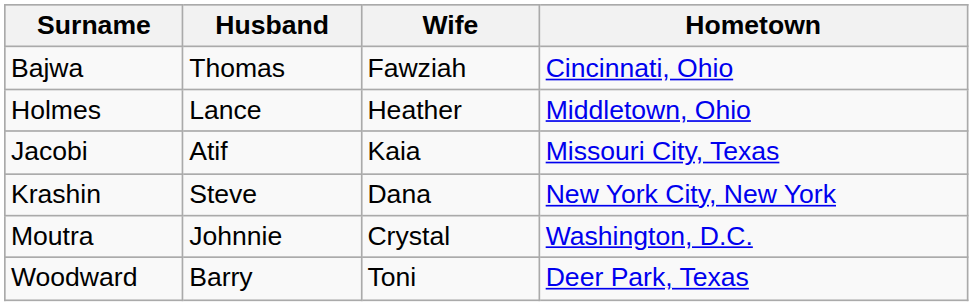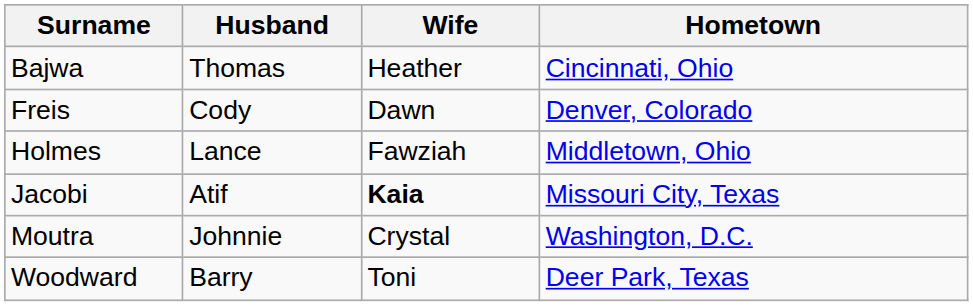(417, 67) Fawziah -> (415, 67) Heather
+ row: (40, 109)
(415, 109) Heather -> (417, 151) Fawziah
(394, 151) normal -> (395, 194) bold
- row: (56, 194)
